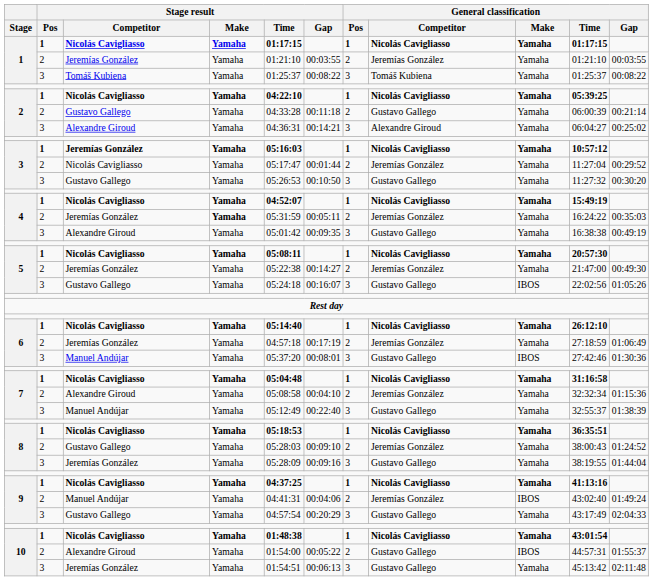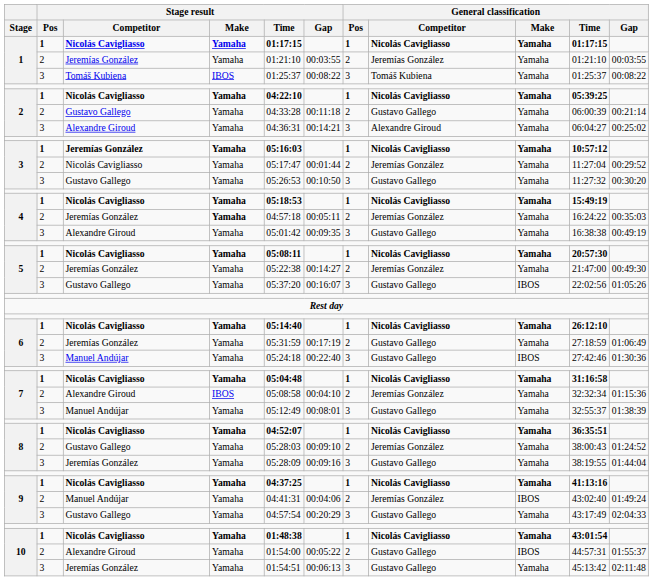(228, 75) Yamaha -> (223, 75) IBOS
(284, 201) 04:52:07 -> (284, 201) 05:18:53
(283, 216) 05:31:59 -> (283, 216) 04:57:18
(283, 285) 05:24:18 -> (283, 285) 05:37:20
(283, 342) 04:57:18 -> (283, 342) 05:31:59
(407, 342) Jeremías González -> (404, 342) Gustavo Gallego
(283, 358) 05:37:20 -> (283, 358) 05:24:18
(323, 358) 00:08:01 -> (323, 358) 00:22:40
(228, 394) Yamaha -> (223, 394) IBOS
(323, 410) 00:22:40 -> (323, 410) 00:08:01
(284, 430) 05:18:53 -> (284, 430) 04:52:07
